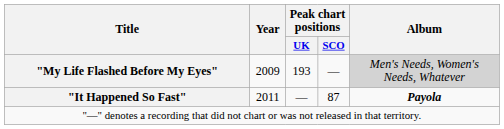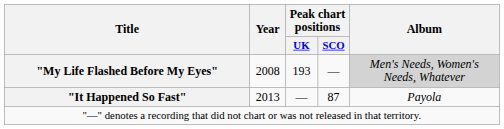(268, 71) 2009 -> (268, 71) 2008
(268, 96) 2011 -> (268, 96) 2013
(424, 96) bold -> (424, 96) normal
